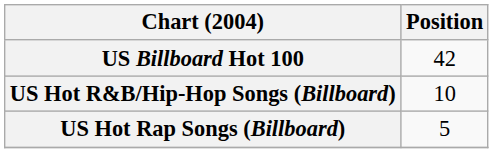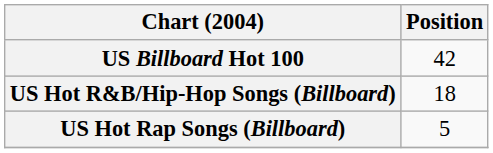(445, 93) 10 -> (445, 93) 18
